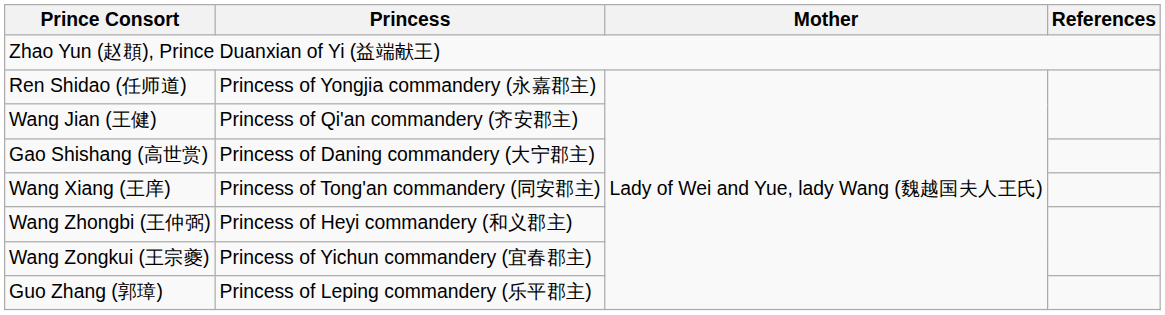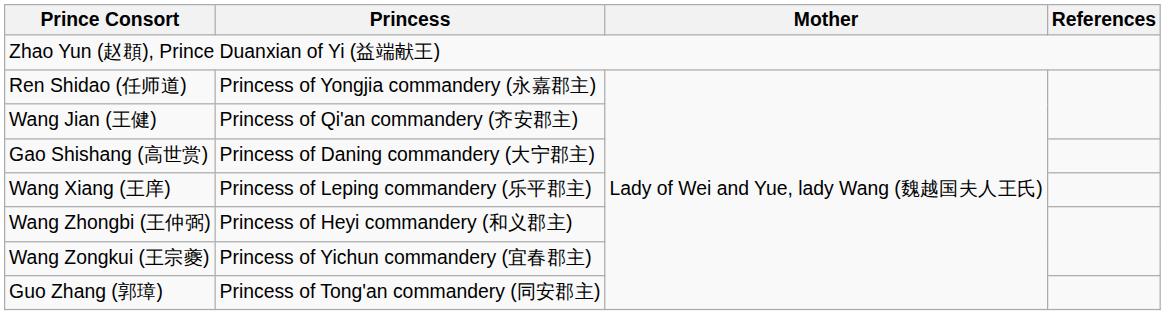(410, 189) Princess of Tong'an commandery (同安郡主) -> (406, 189) Princess of Leping commandery (乐平郡主)
(406, 292) Princess of Leping commandery (乐平郡主) -> (410, 292) Princess of Tong'an commandery (同安郡主)
